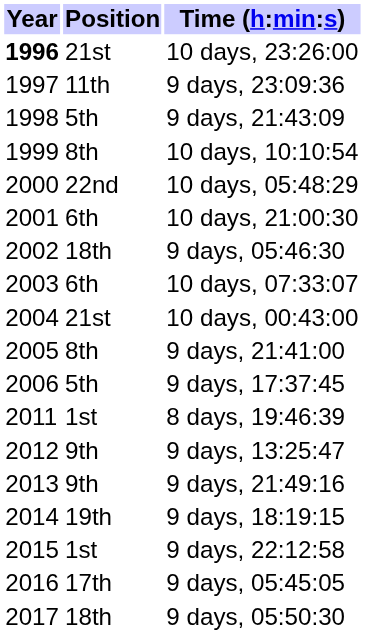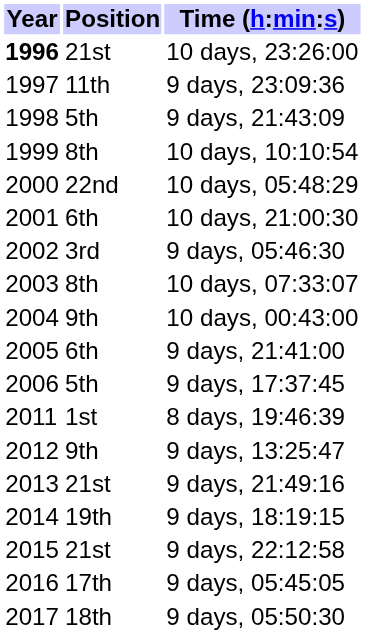(89, 251) 18th -> (82, 251) 3rd
(82, 284) 6th -> (82, 284) 8th
(88, 317) 21st -> (82, 317) 9th
(82, 351) 8th -> (82, 351) 6th
(82, 483) 9th -> (88, 483) 21st
(81, 550) 1st -> (88, 550) 21st
